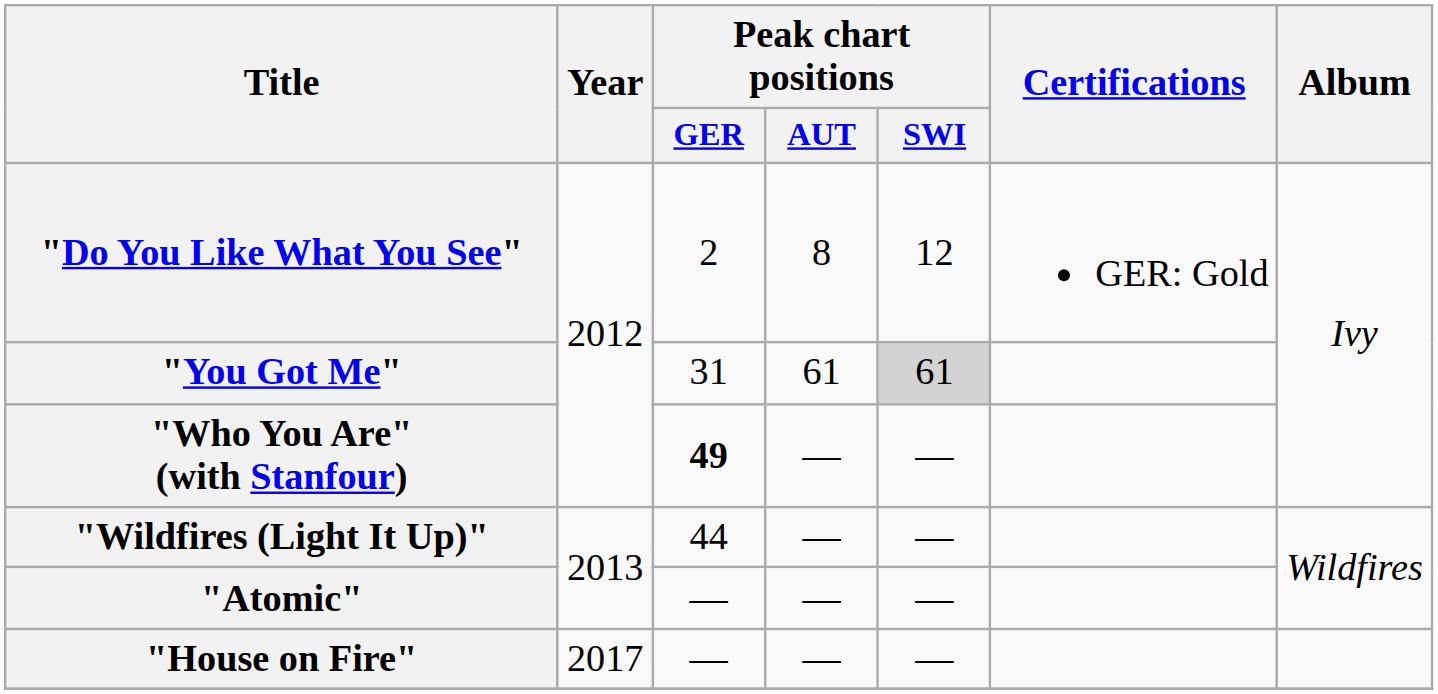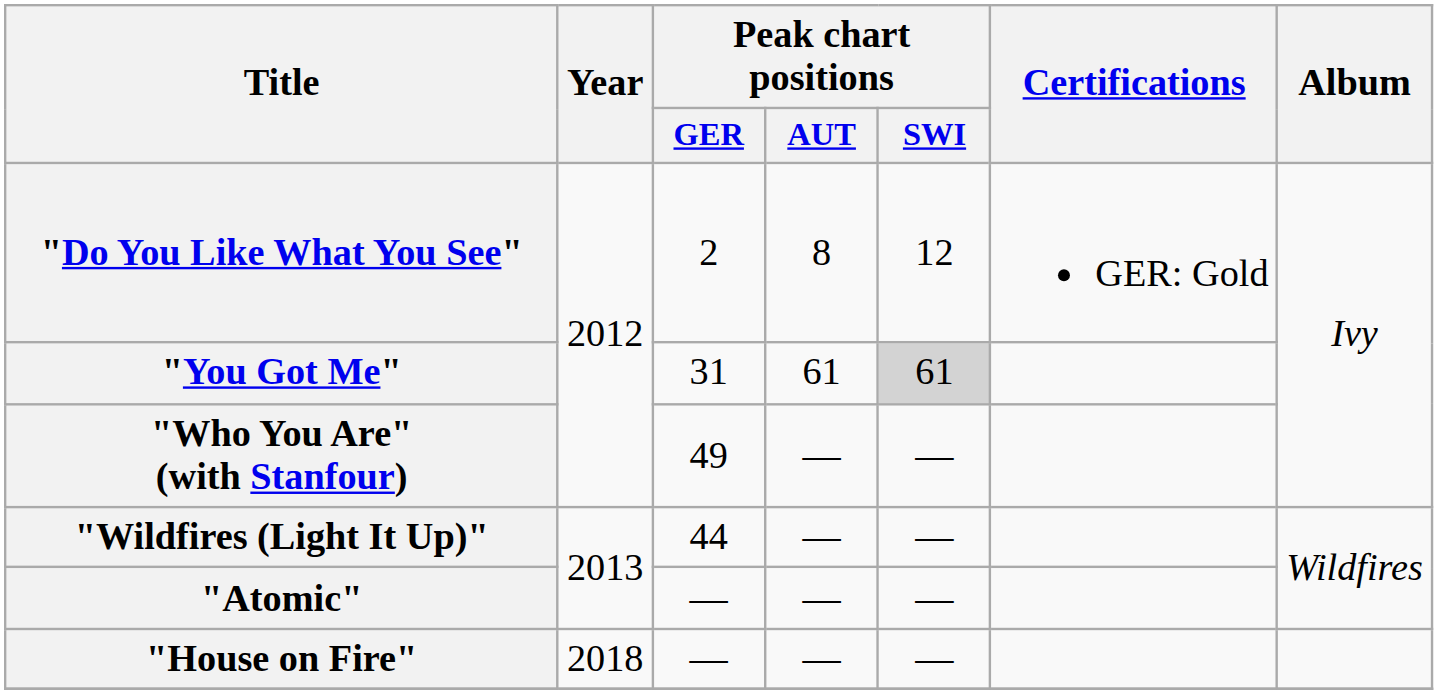(709, 454) bold -> (709, 454) normal
(605, 657) 2017 -> (605, 657) 2018
